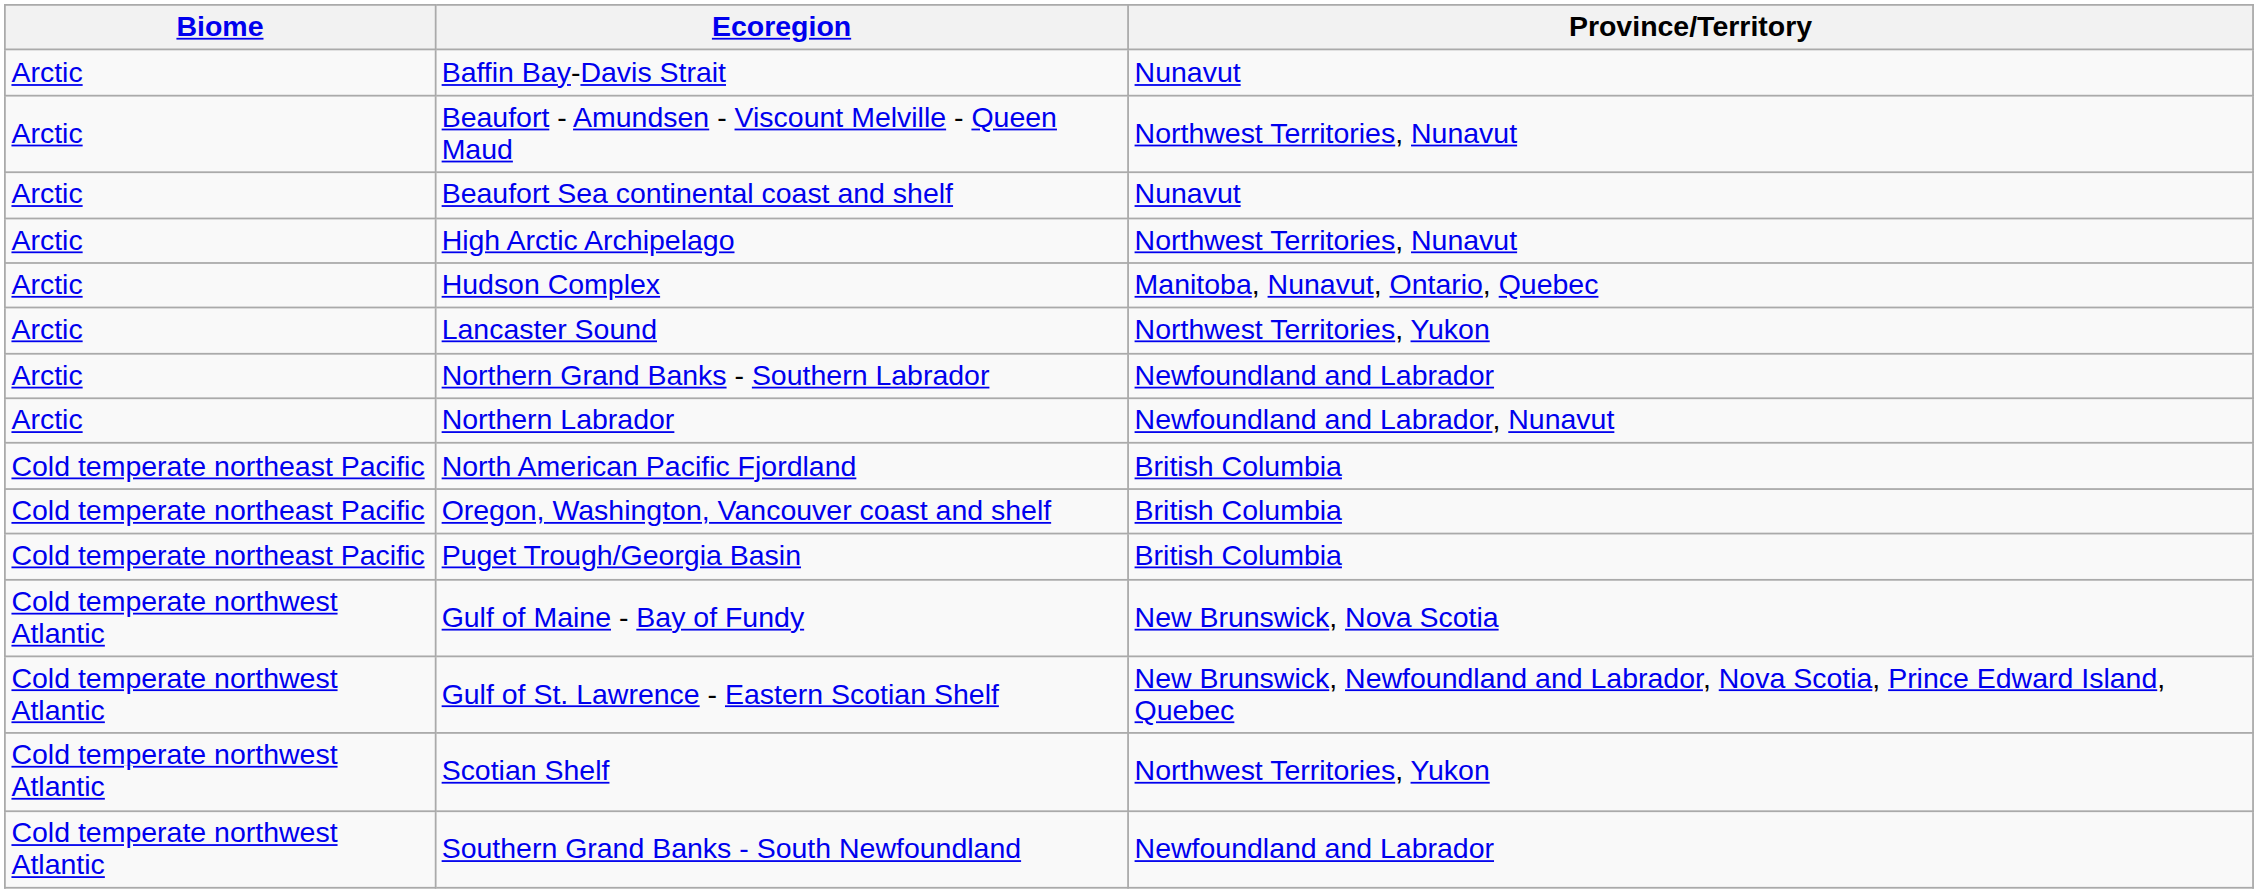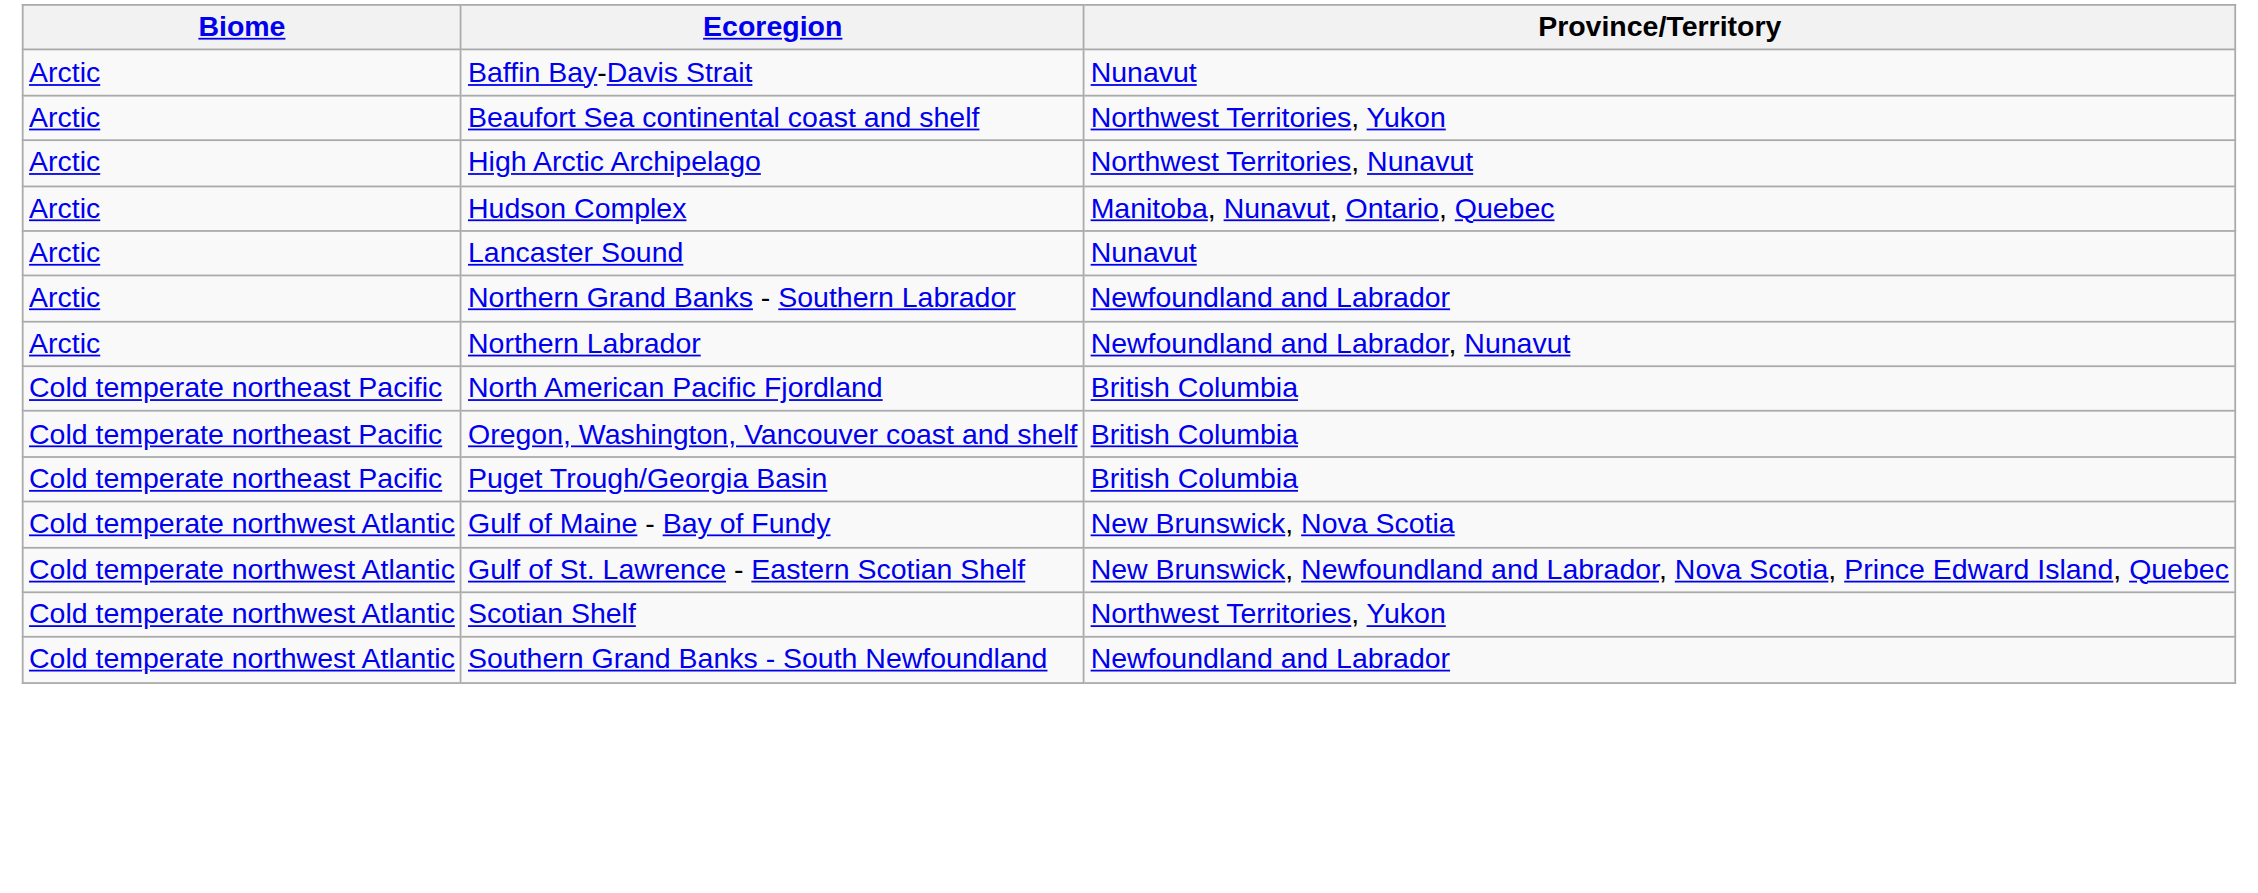- row: (749, 133)
(1188, 194) Nunavut -> (1268, 117) Northwest Territories, Yukon
(1312, 330) Northwest Territories, Yukon -> (1144, 252) Nunavut
